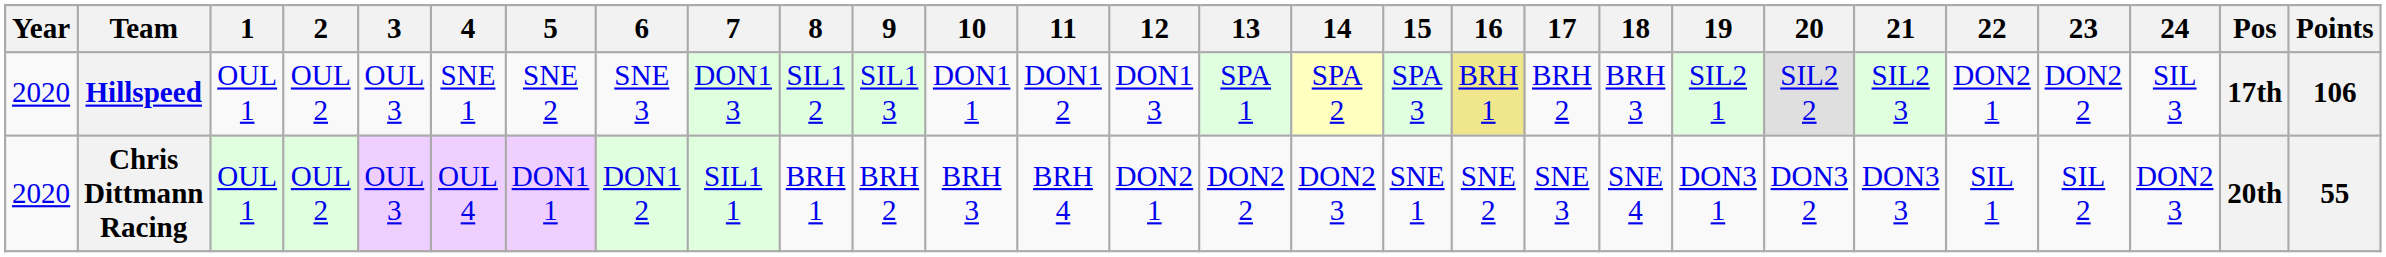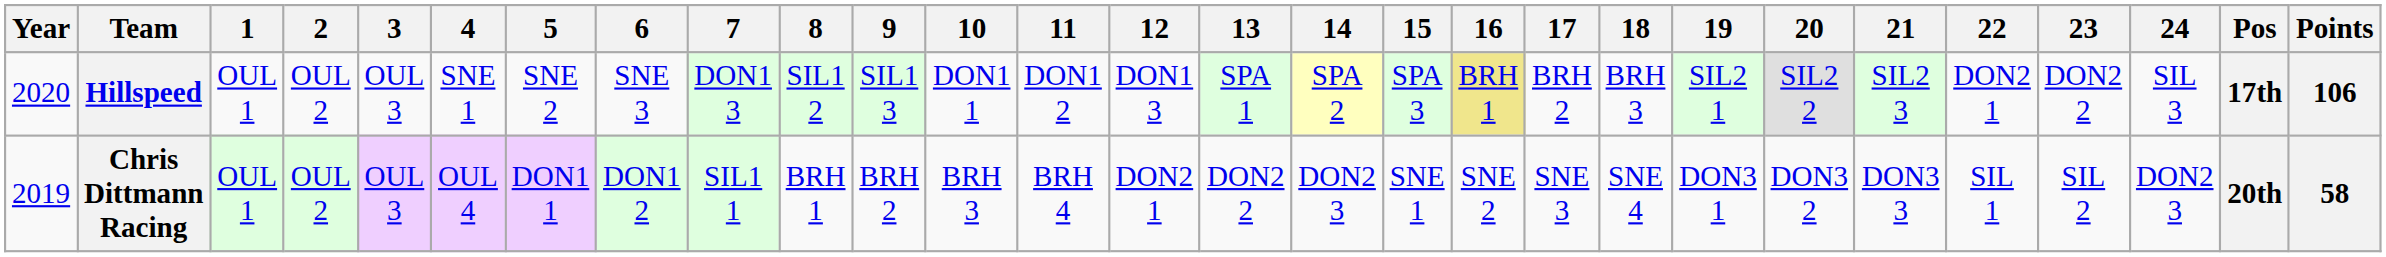(41, 192) 2020 -> (41, 192) 2019
(2335, 192) 55 -> (2335, 192) 58
